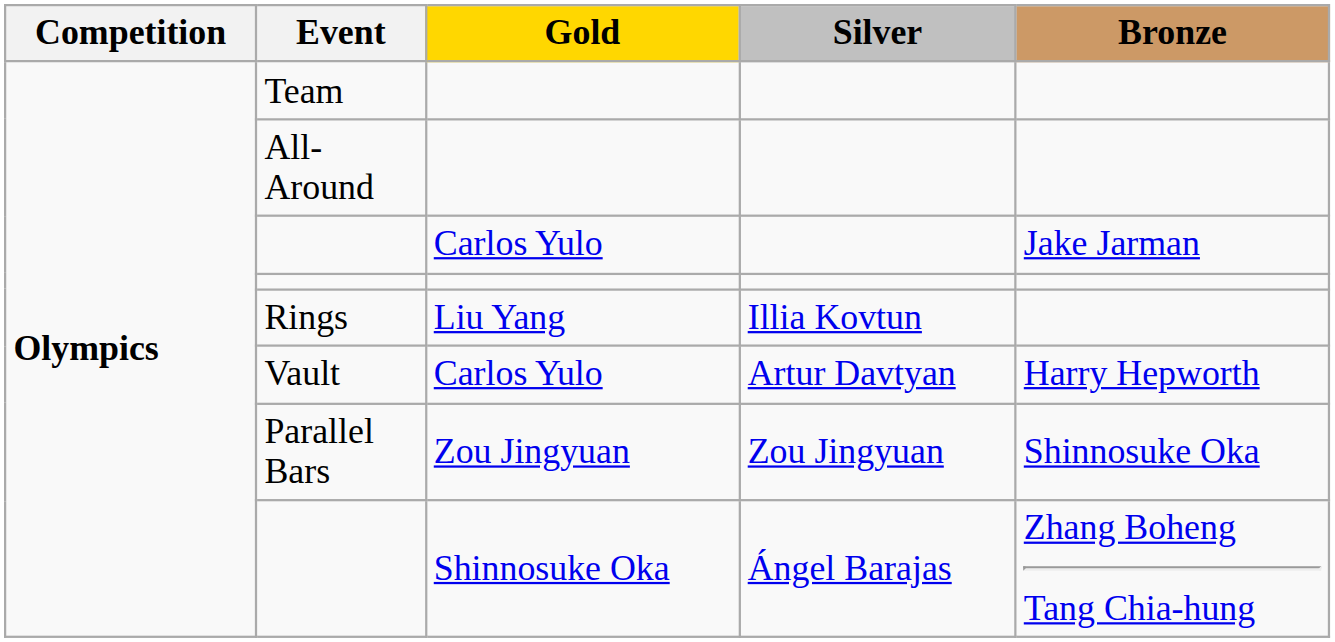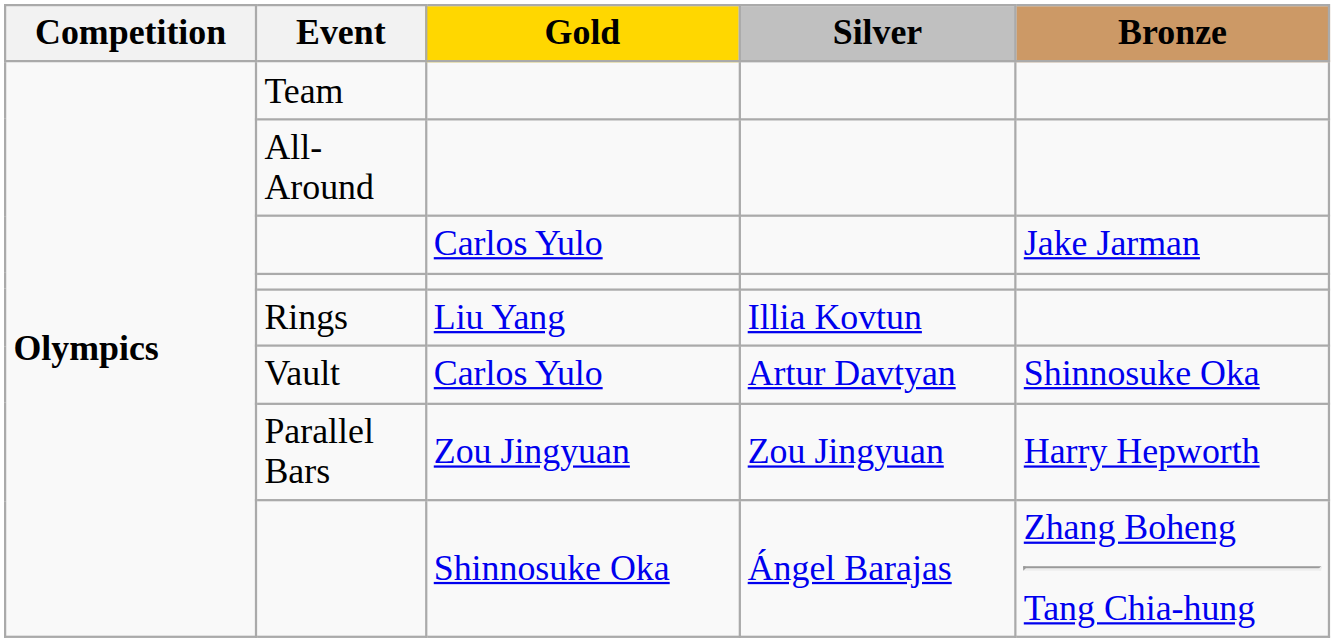(1142, 373) Harry Hepworth -> (1142, 373) Shinnosuke Oka
(1142, 450) Shinnosuke Oka -> (1142, 450) Harry Hepworth
